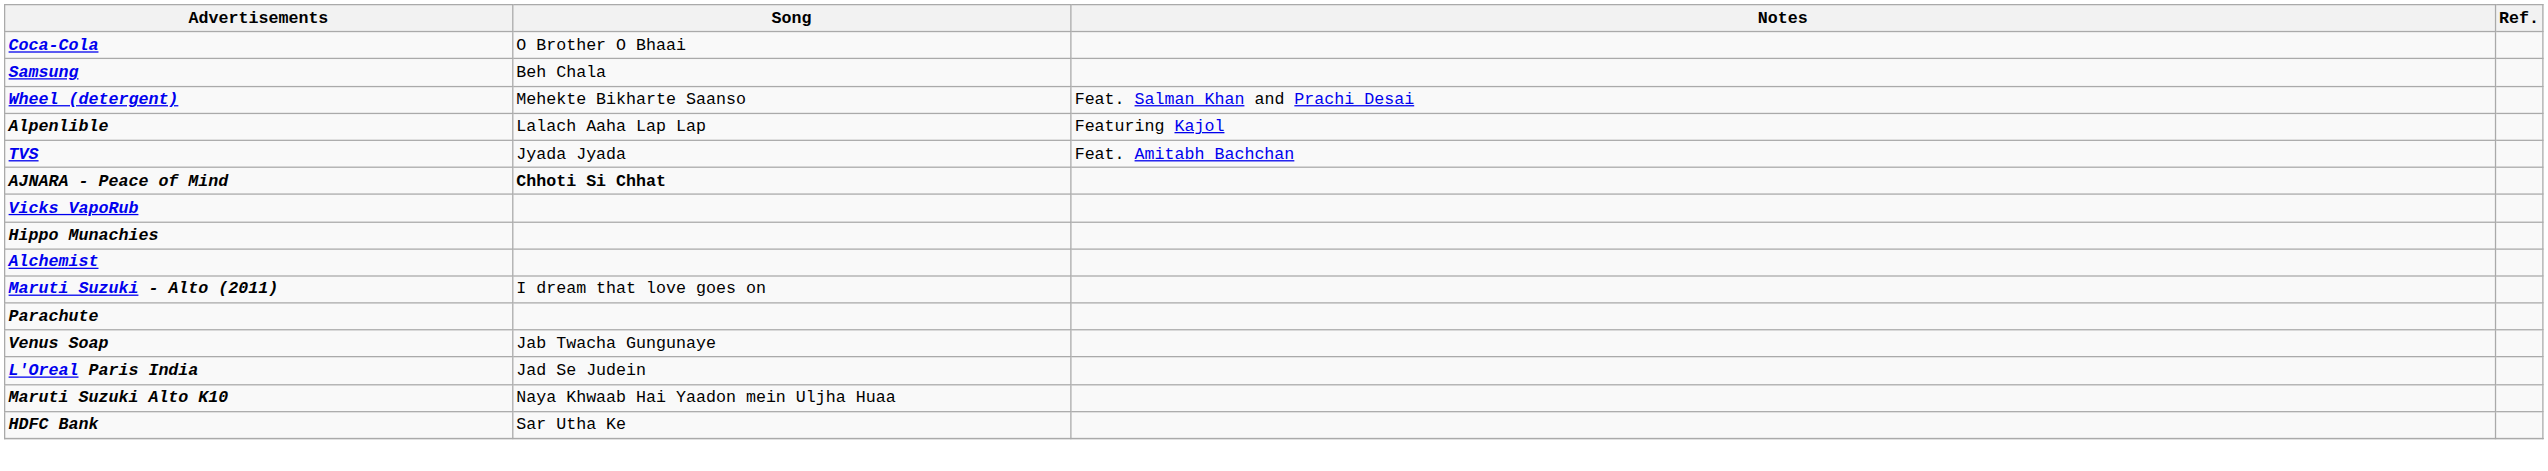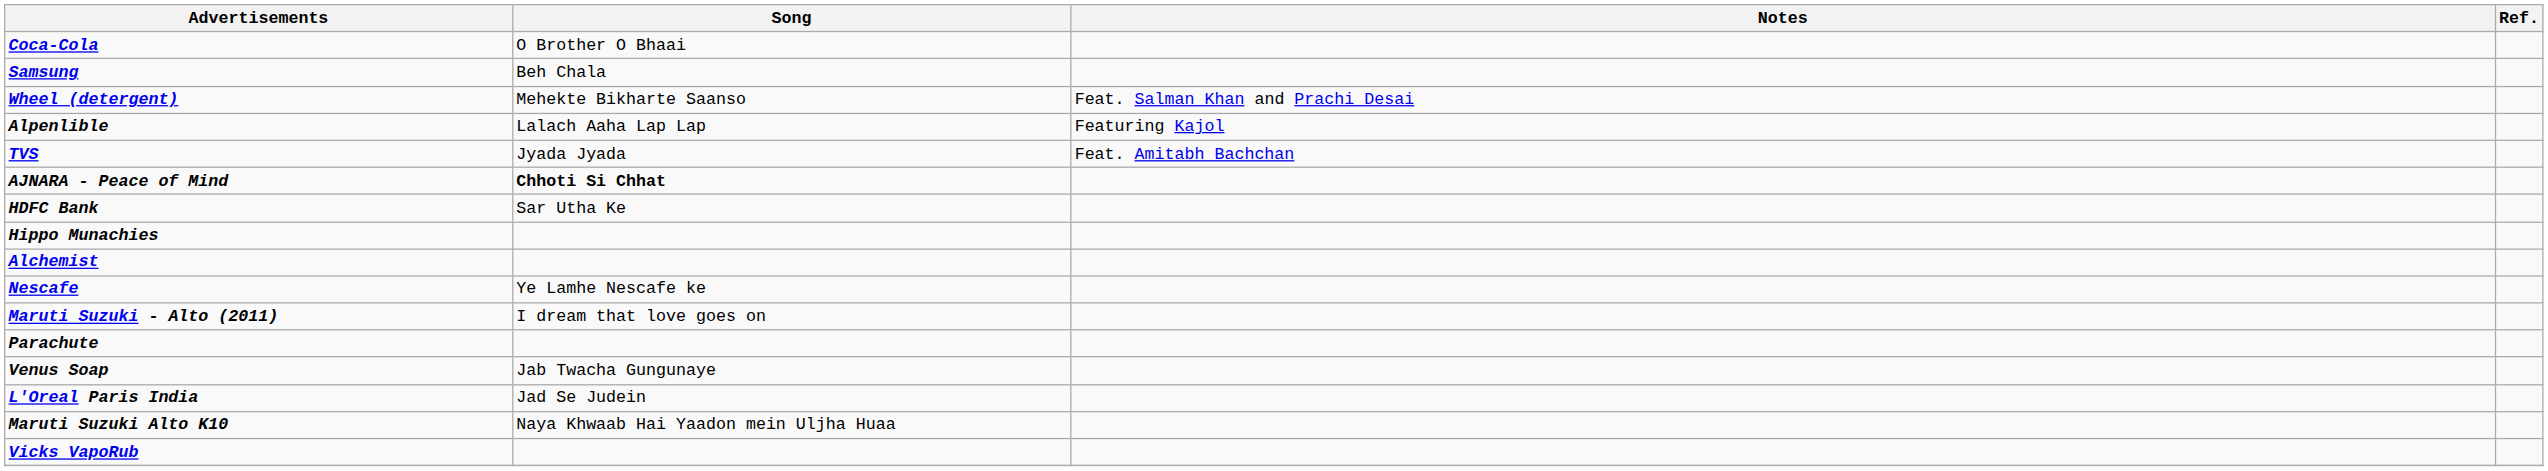rows swapped: (74, 208) <-> (54, 425)
+ row: (44, 289)
